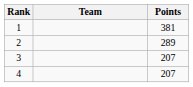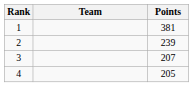(168, 43) 289 -> (168, 43) 239
(168, 74) 207 -> (168, 74) 205
